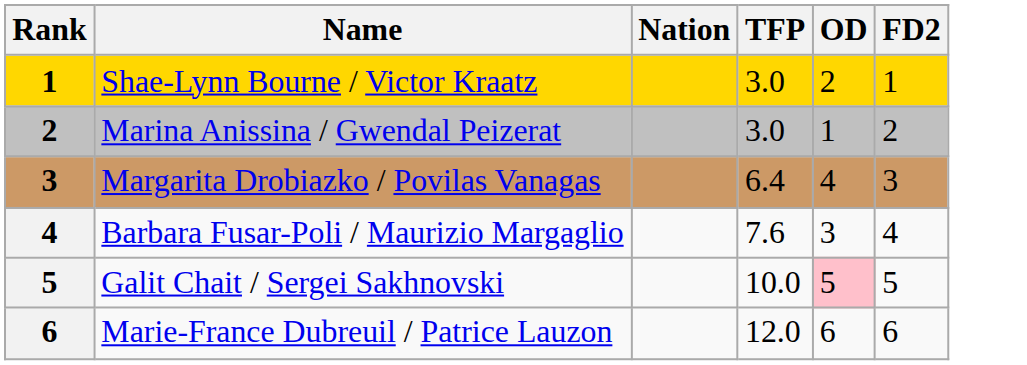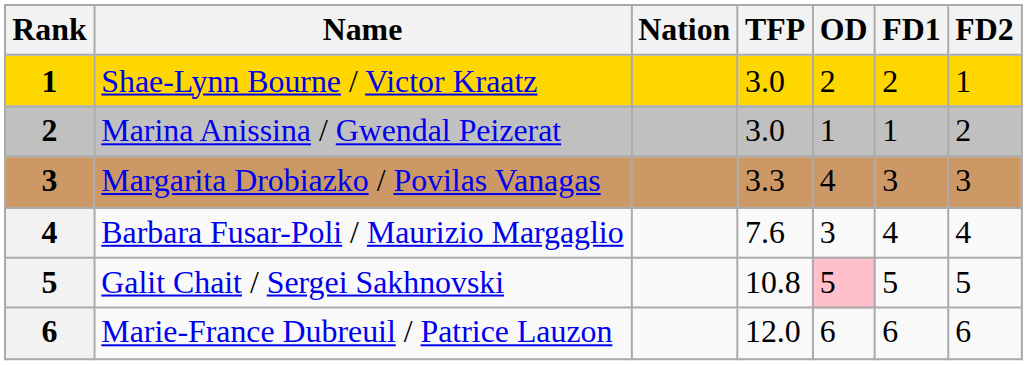+ column: (911, 29)
(765, 181) 6.4 -> (765, 181) 3.3
(773, 282) 10.0 -> (773, 282) 10.8
